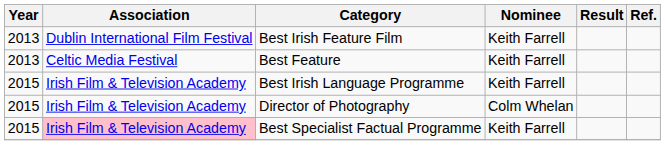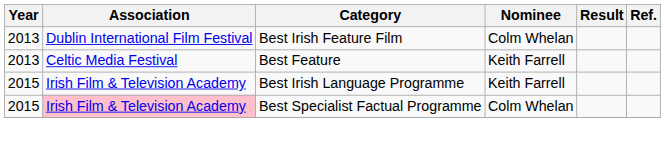(526, 38) Keith Farrell -> (531, 38) Colm Whelan
- row: (334, 106)
(526, 128) Keith Farrell -> (531, 106) Colm Whelan
